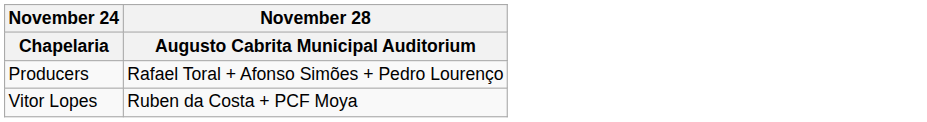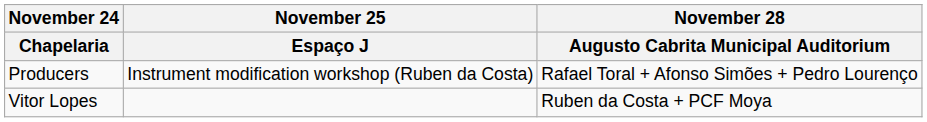+ column: (330, 46)
